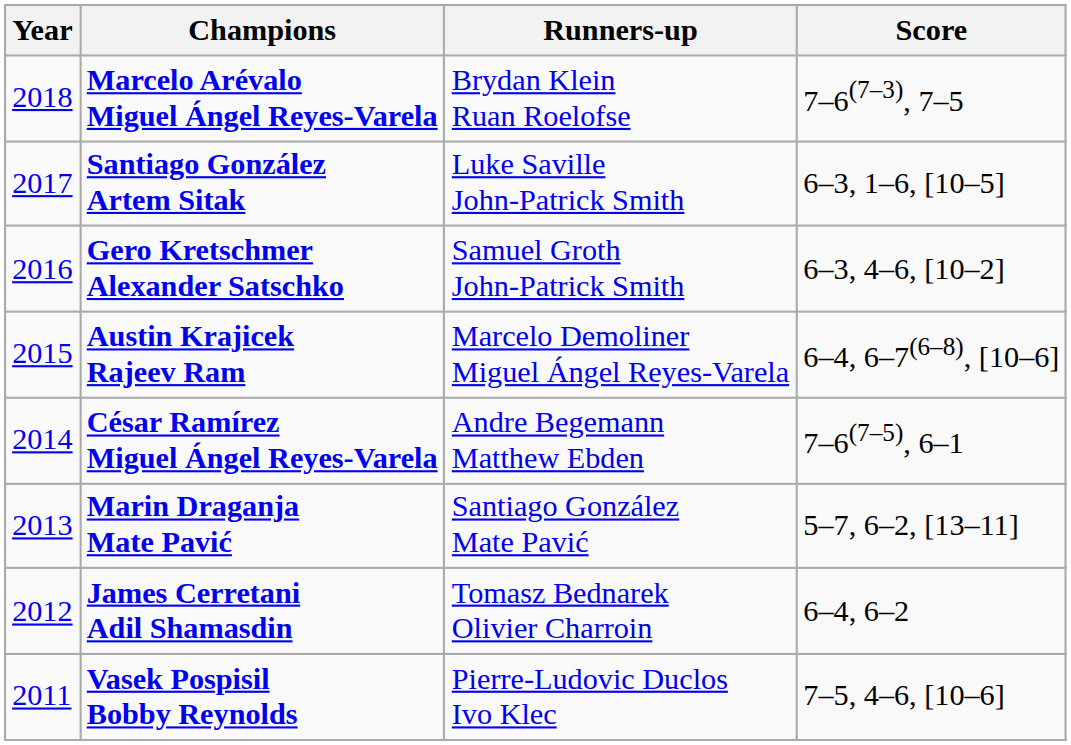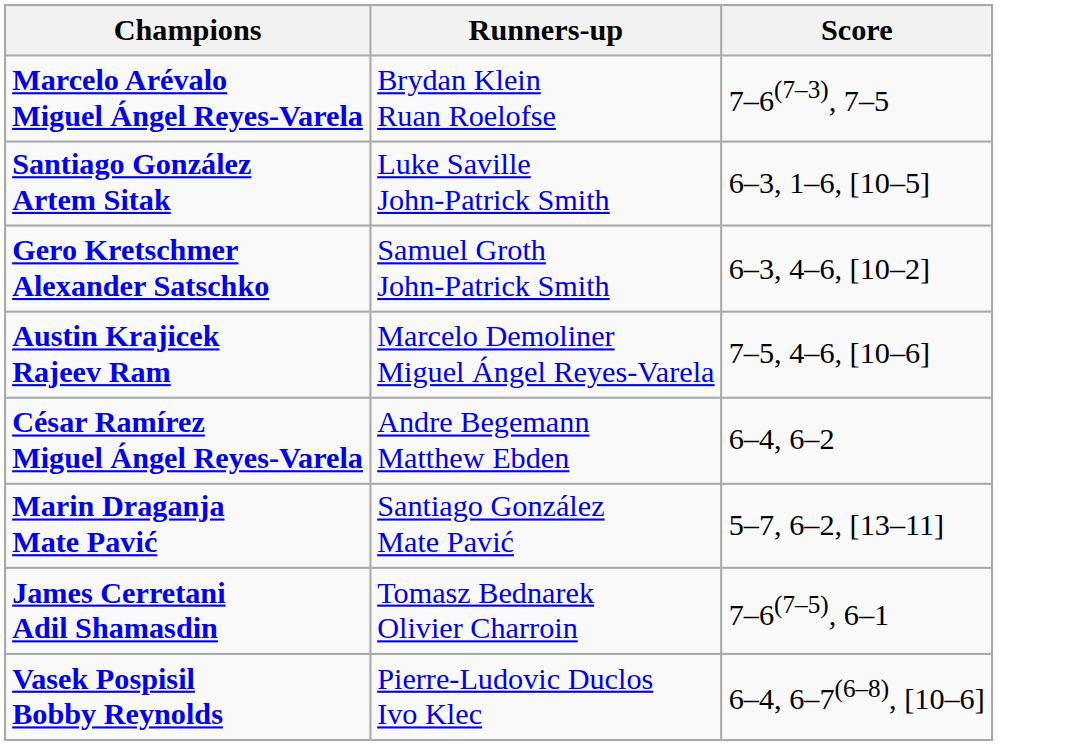- column: (42, 29)
(931, 354) 6–4, 6–7(6–8), [10–6] -> (829, 354) 7–5, 4–6, [10–6]
(884, 439) 7–6(7–5), 6–1 -> (782, 439) 6–4, 6–2
(856, 611) 6–4, 6–2 -> (809, 610) 7–6(7–5), 6–1
(904, 696) 7–5, 4–6, [10–6] -> (857, 696) 6–4, 6–7(6–8), [10–6]
